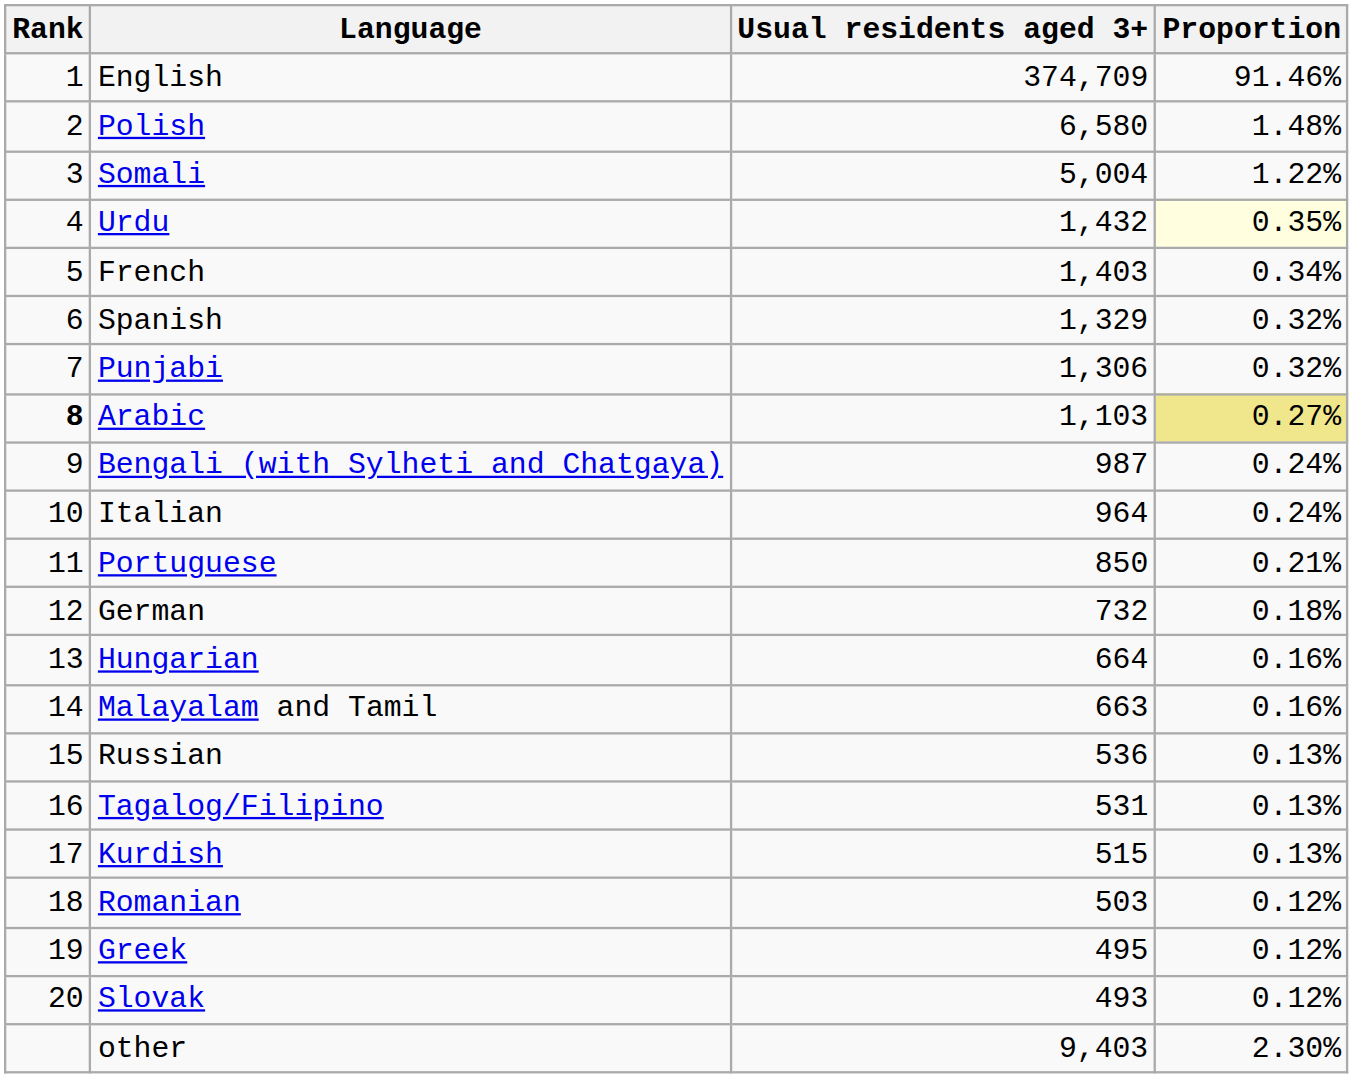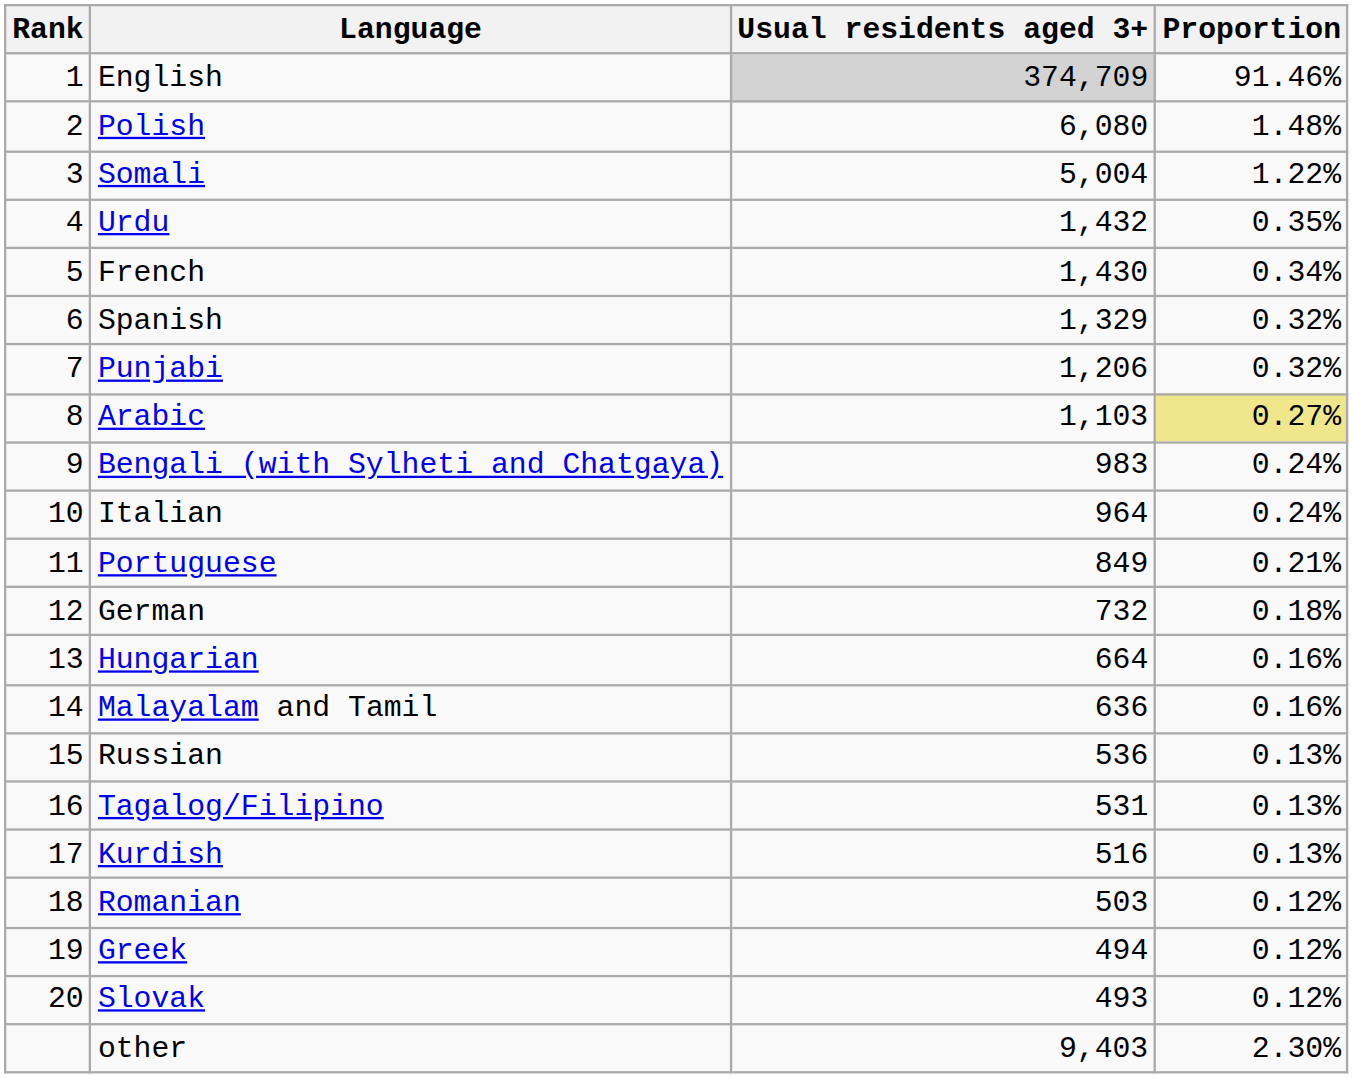(1086, 78) no background -> (1086, 78) lightgrey background
(1104, 126) 6,580 -> (1104, 126) 6,080
(1296, 223) lightyellow background -> (1296, 223) no background
(1104, 272) 1,403 -> (1104, 272) 1,430
(1104, 369) 1,306 -> (1104, 369) 1,206
(75, 418) bold -> (75, 418) normal
(1121, 466) 987 -> (1121, 466) 983
(1121, 563) 850 -> (1121, 563) 849
(1121, 709) 663 -> (1121, 709) 636
(1121, 854) 515 -> (1121, 854) 516
(1121, 951) 495 -> (1121, 951) 494
